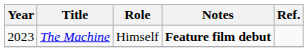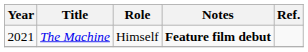(21, 36) 2023 -> (21, 36) 2021
